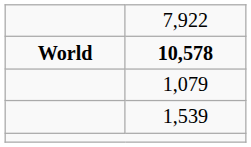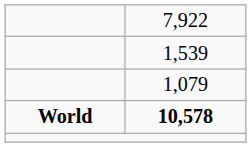rows swapped: (185, 116) <-> (185, 52)
